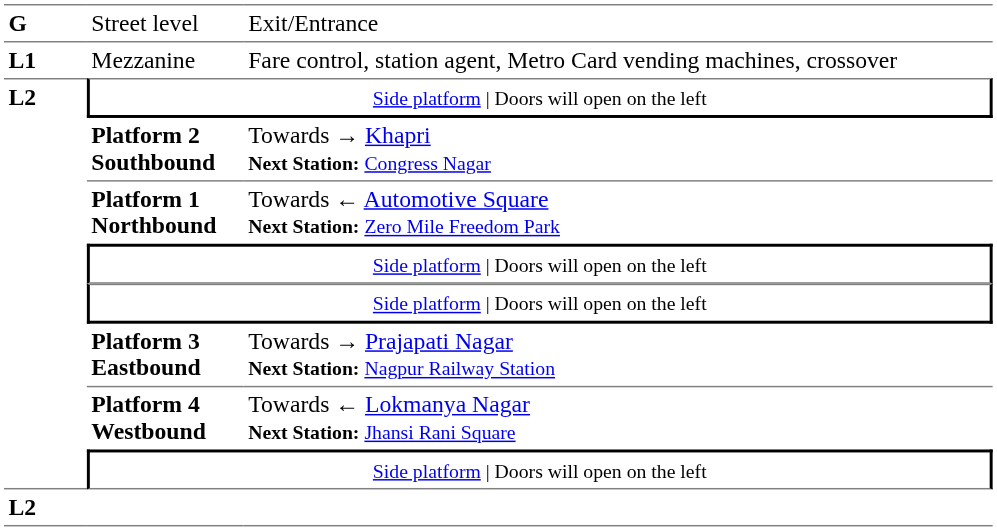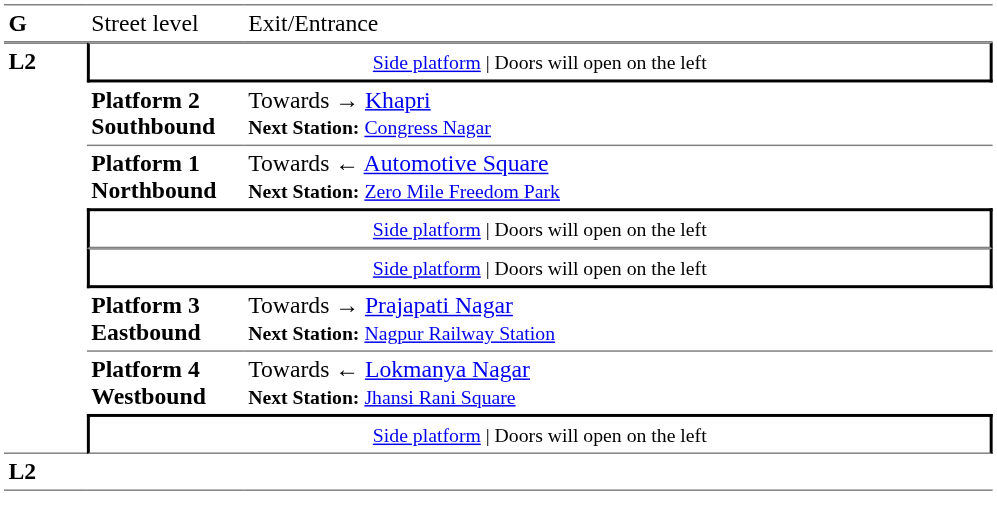- row: (143, 60)
